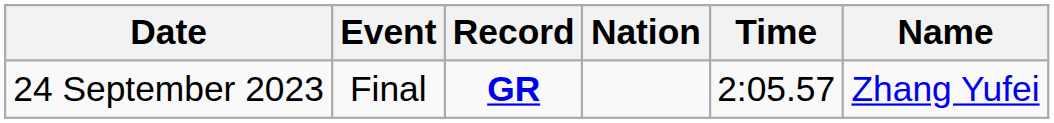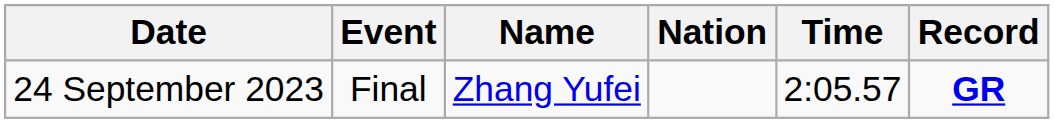columns swapped: (946, 32) <-> (514, 32)
